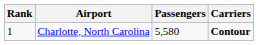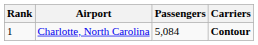(167, 31) 5,580 -> (167, 31) 5,084
